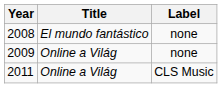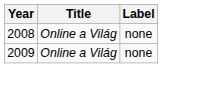(94, 33) El mundo fantástico -> (79, 33) Online a Világ
- row: (20, 72)
